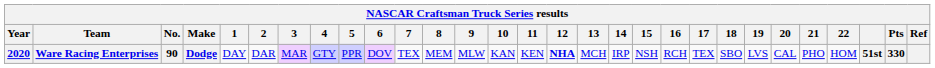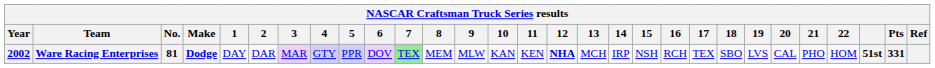(19, 53) 2020 -> (19, 53) 2002
(172, 53) 90 -> (172, 53) 81
(409, 53) no background -> (409, 53) lightgreen background
(896, 53) 330 -> (896, 53) 331
